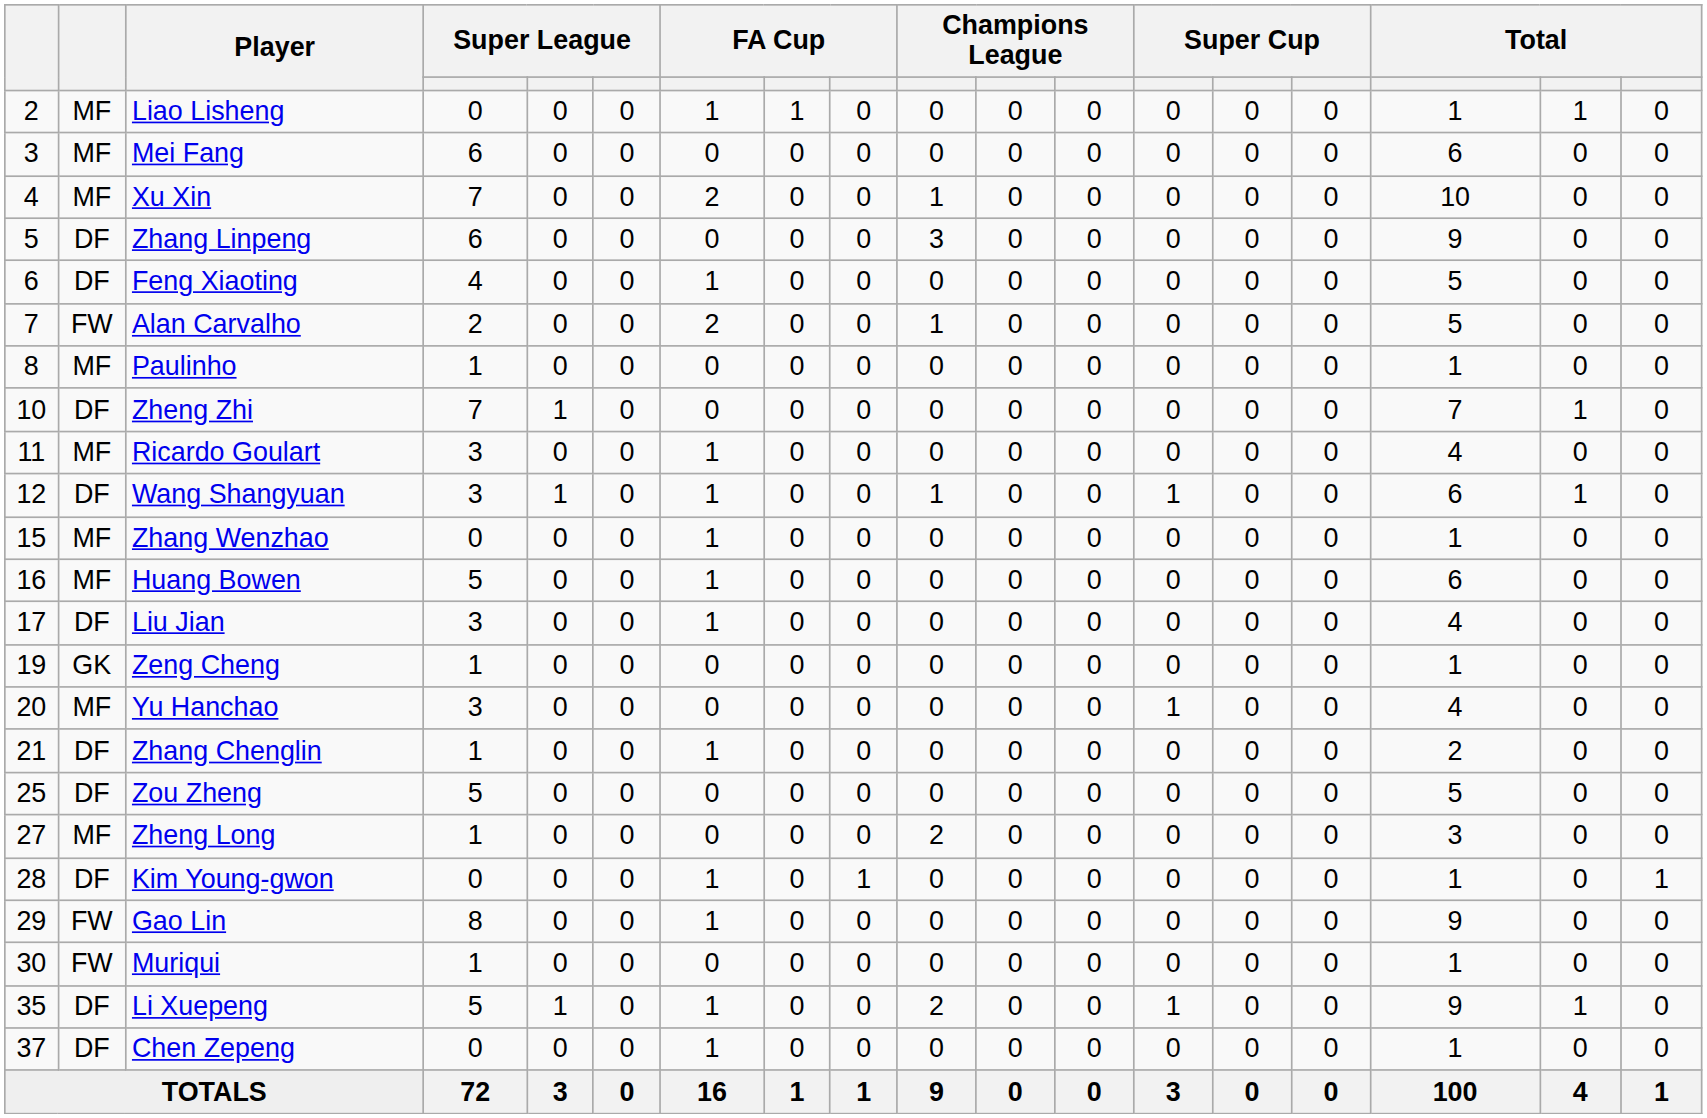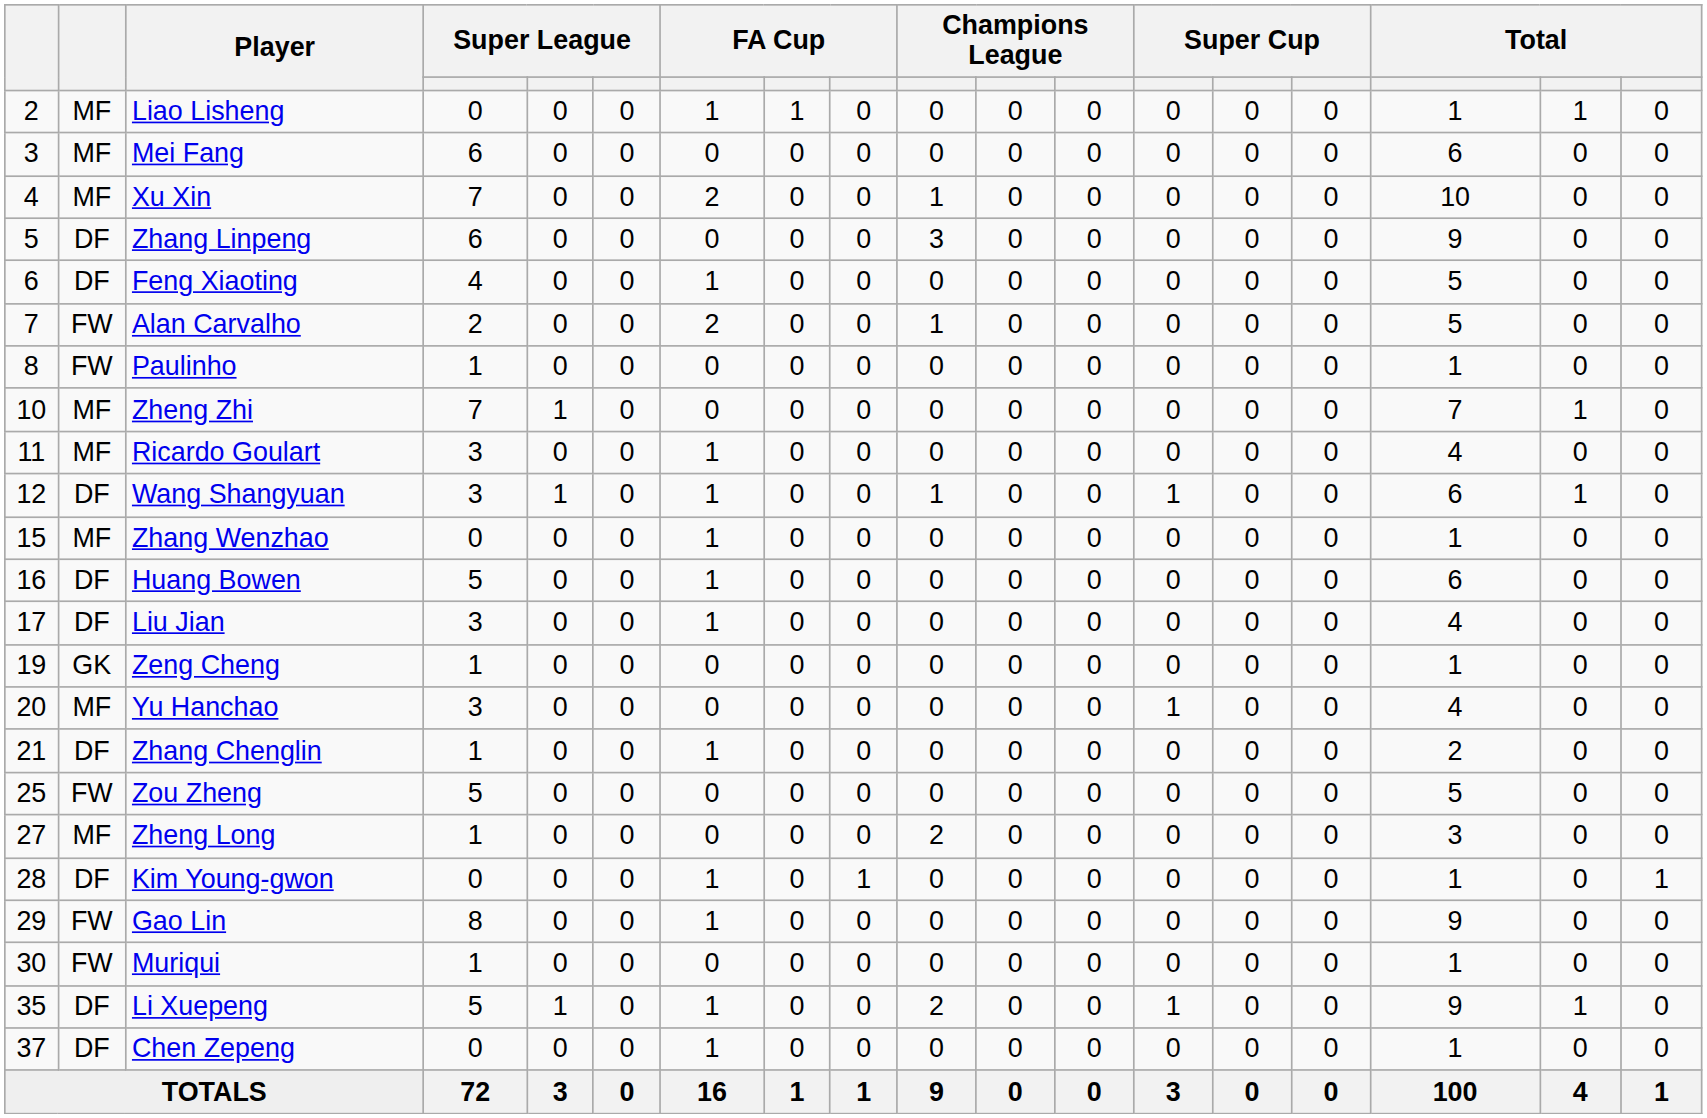(92, 366) MF -> (92, 366) FW
(92, 409) DF -> (92, 409) MF
(92, 580) MF -> (92, 580) DF
(92, 793) DF -> (92, 793) FW
